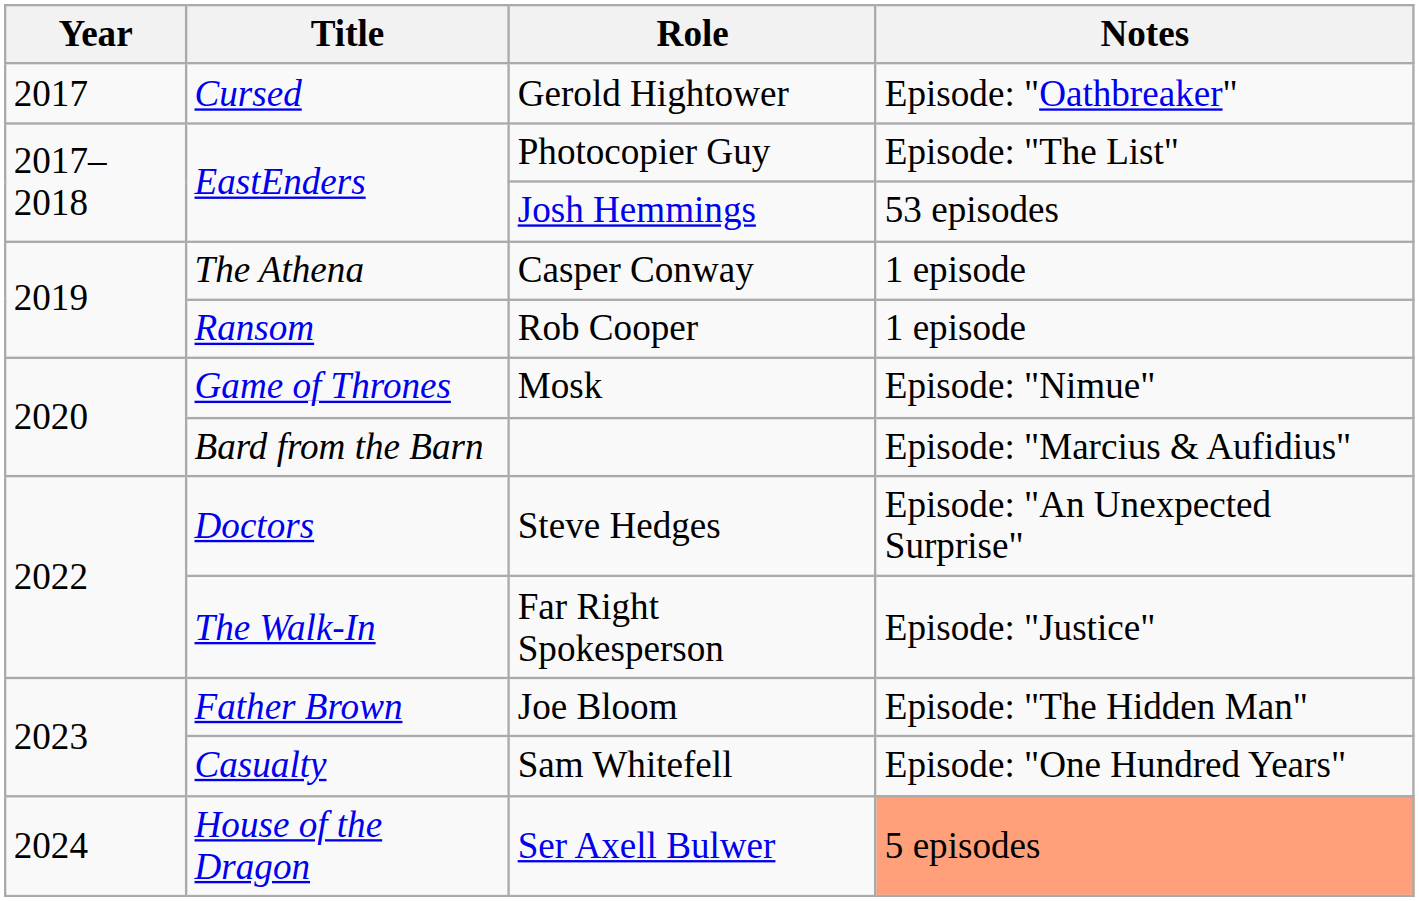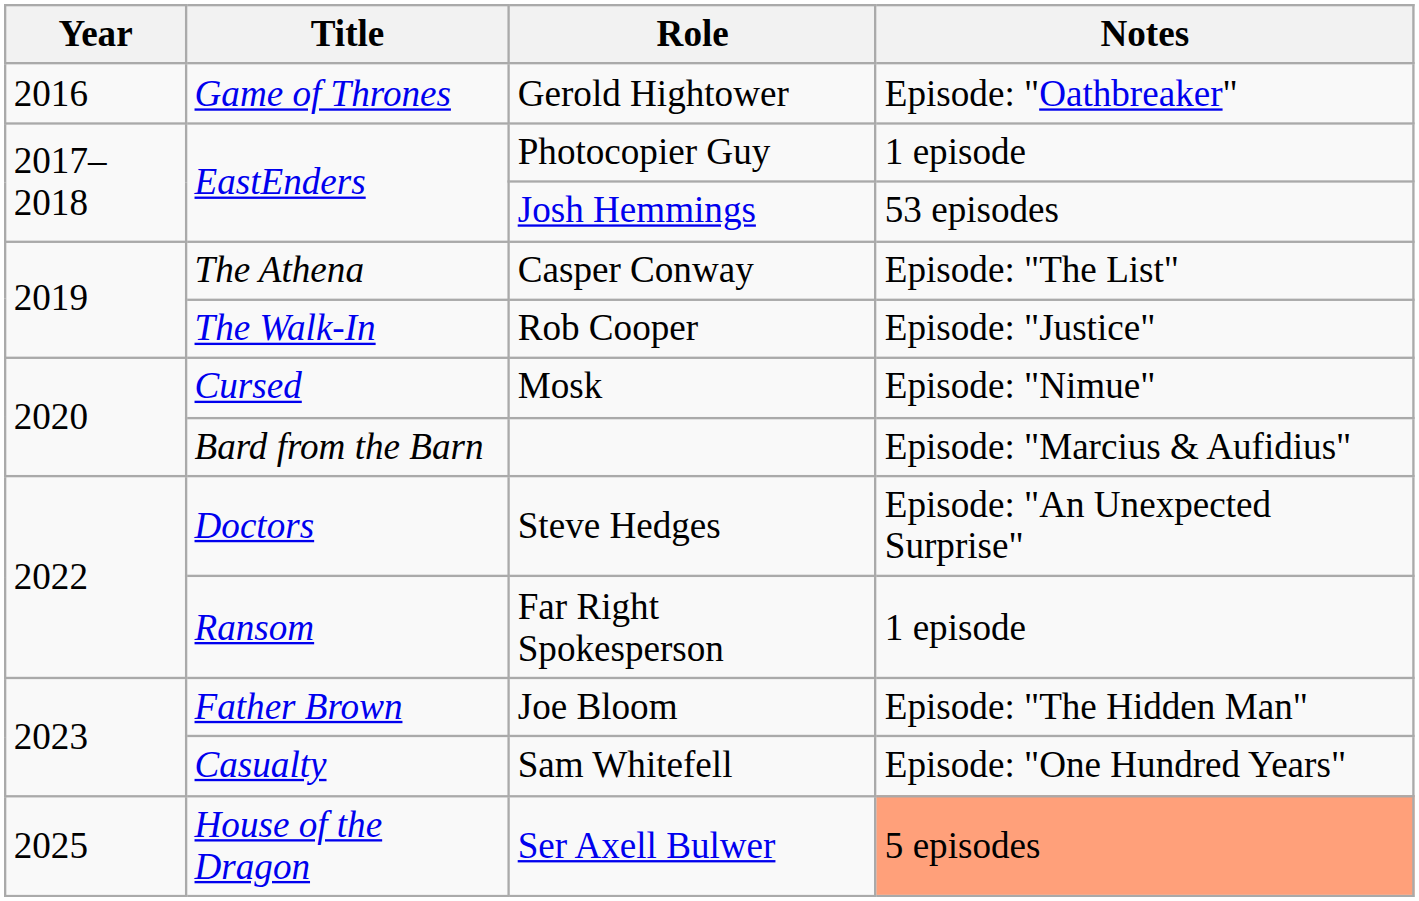(51, 92) 2017 -> (51, 92) 2016
(248, 92) Cursed -> (323, 92) Game of Thrones
(1032, 151) Episode: "The List" -> (955, 151) 1 episode
(955, 269) 1 episode -> (1032, 269) Episode: "The List"
(254, 328) Ransom -> (285, 328) The Walk-In
(955, 328) 1 episode -> (1020, 328) Episode: "Justice"
(323, 387) Game of Thrones -> (248, 387) Cursed
(285, 626) The Walk-In -> (254, 626) Ransom
(1020, 626) Episode: "Justice" -> (955, 626) 1 episode
(51, 844) 2024 -> (51, 844) 2025
